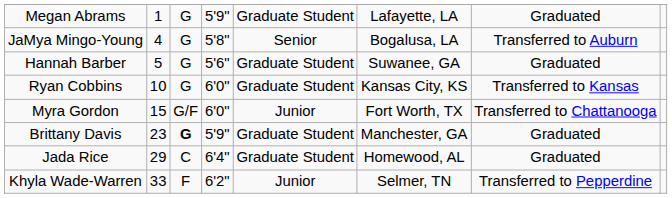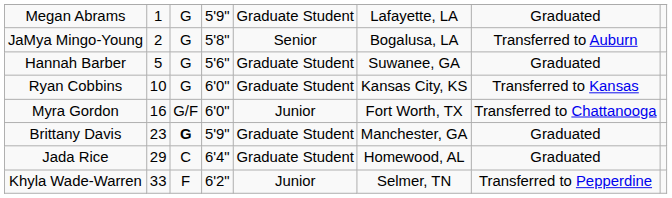(158, 39) 4 -> (158, 39) 2
(158, 110) 15 -> (158, 110) 16
